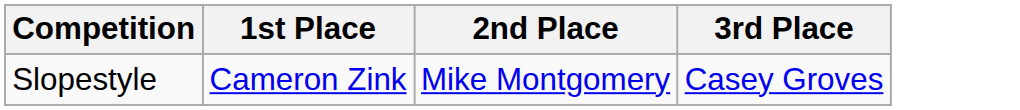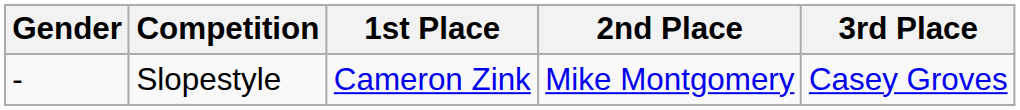+ column: (67, 29)
